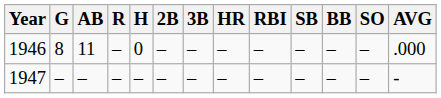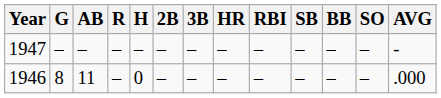rows swapped: (27, 48) <-> (27, 78)
